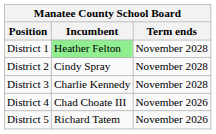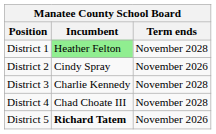(172, 66) November 2028 -> (172, 66) November 2026
(172, 102) November 2026 -> (172, 102) November 2028
(87, 119) normal -> (90, 119) bold
